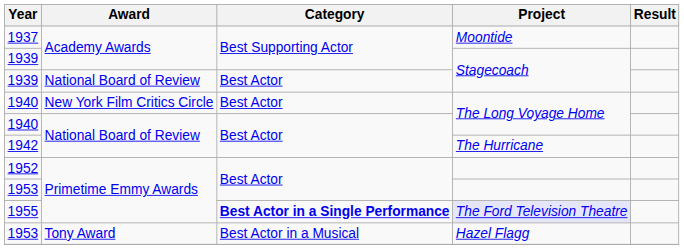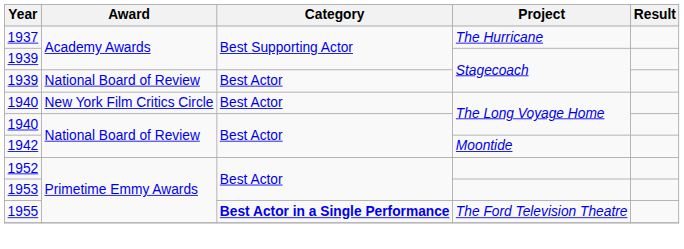(484, 37) Moontide -> (499, 37) The Hurricane
(499, 146) The Hurricane -> (484, 146) Moontide
(542, 211) lavender background -> (542, 211) no background
- row: (23, 233)
